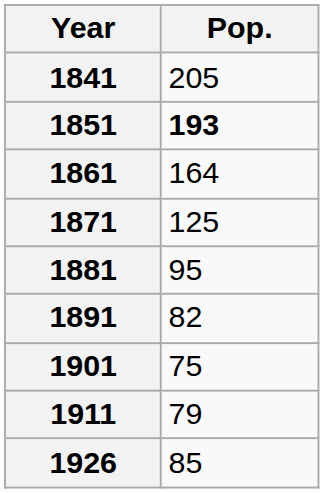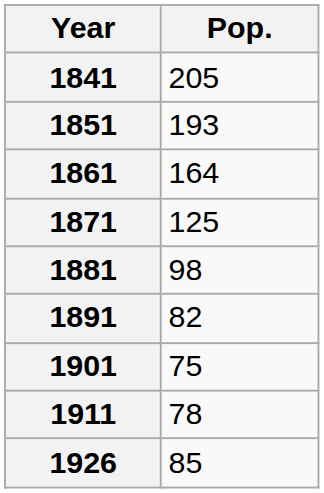(194, 125) bold -> (194, 125) normal
(185, 269) 95 -> (185, 269) 98
(185, 414) 79 -> (185, 414) 78
